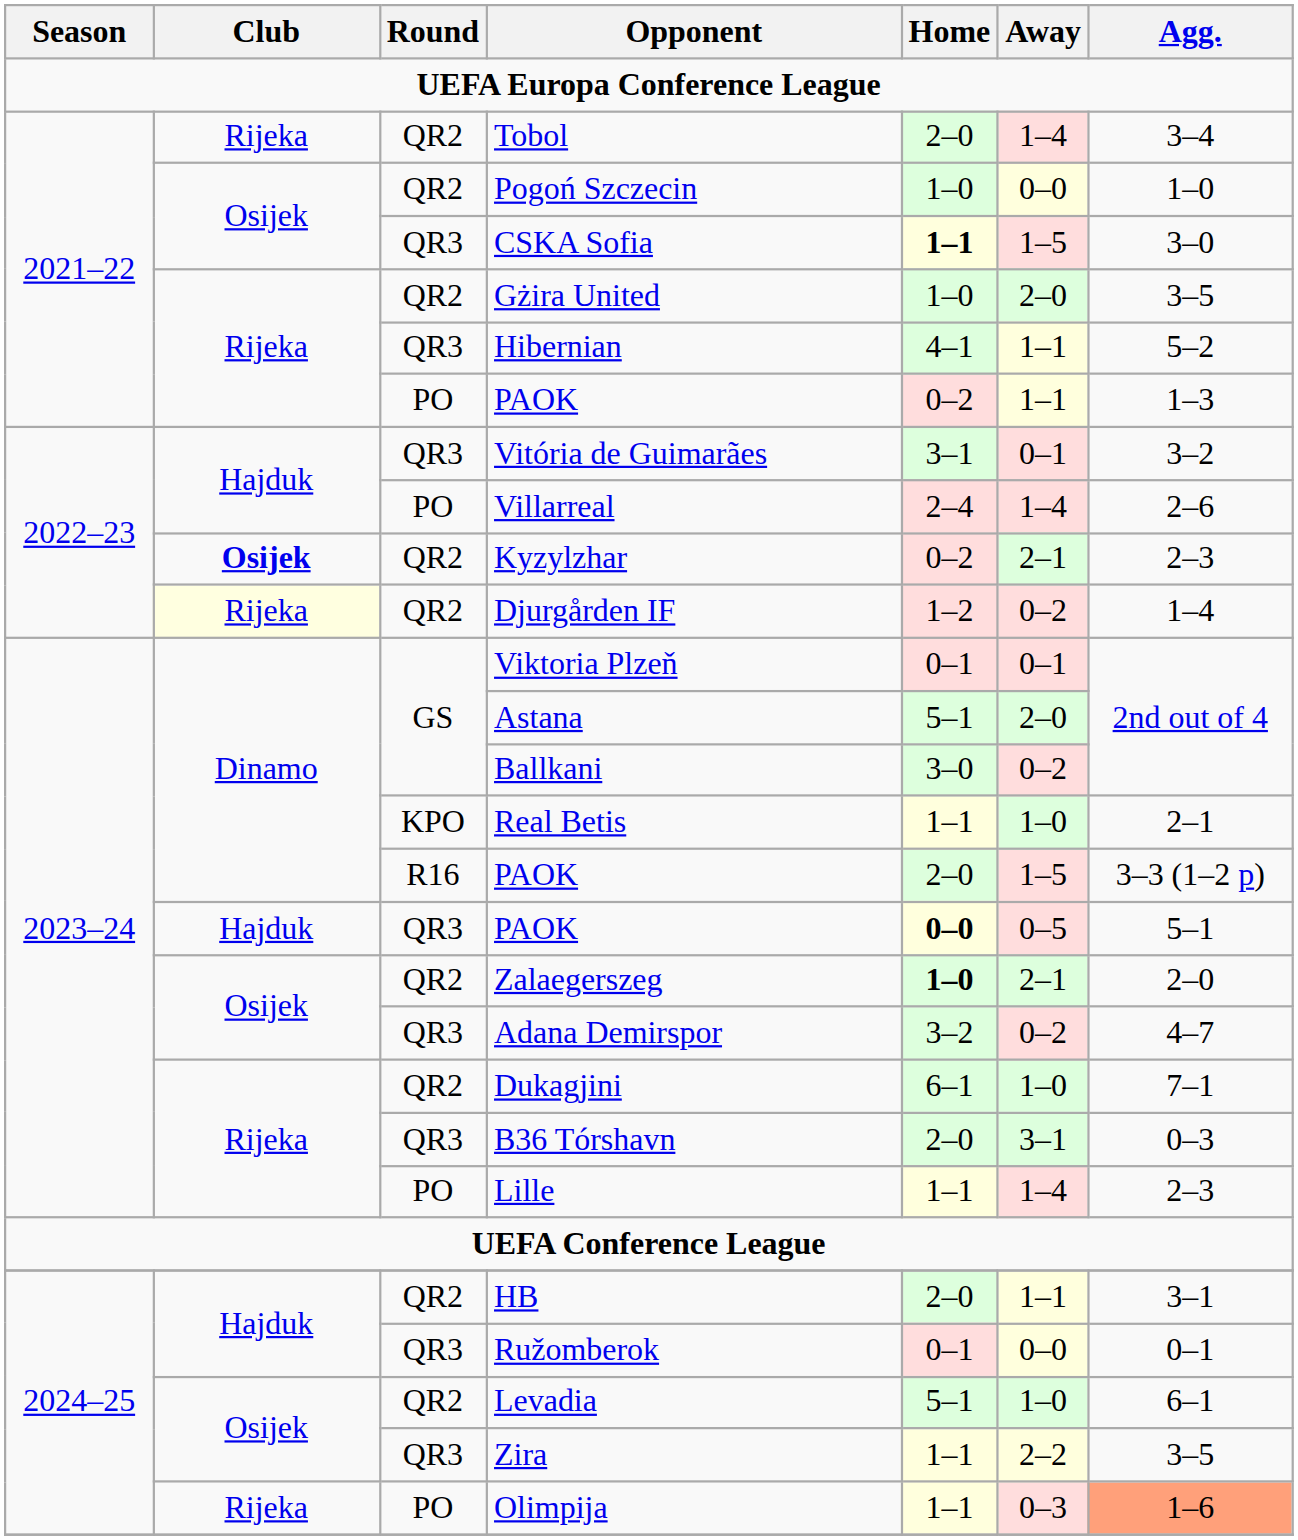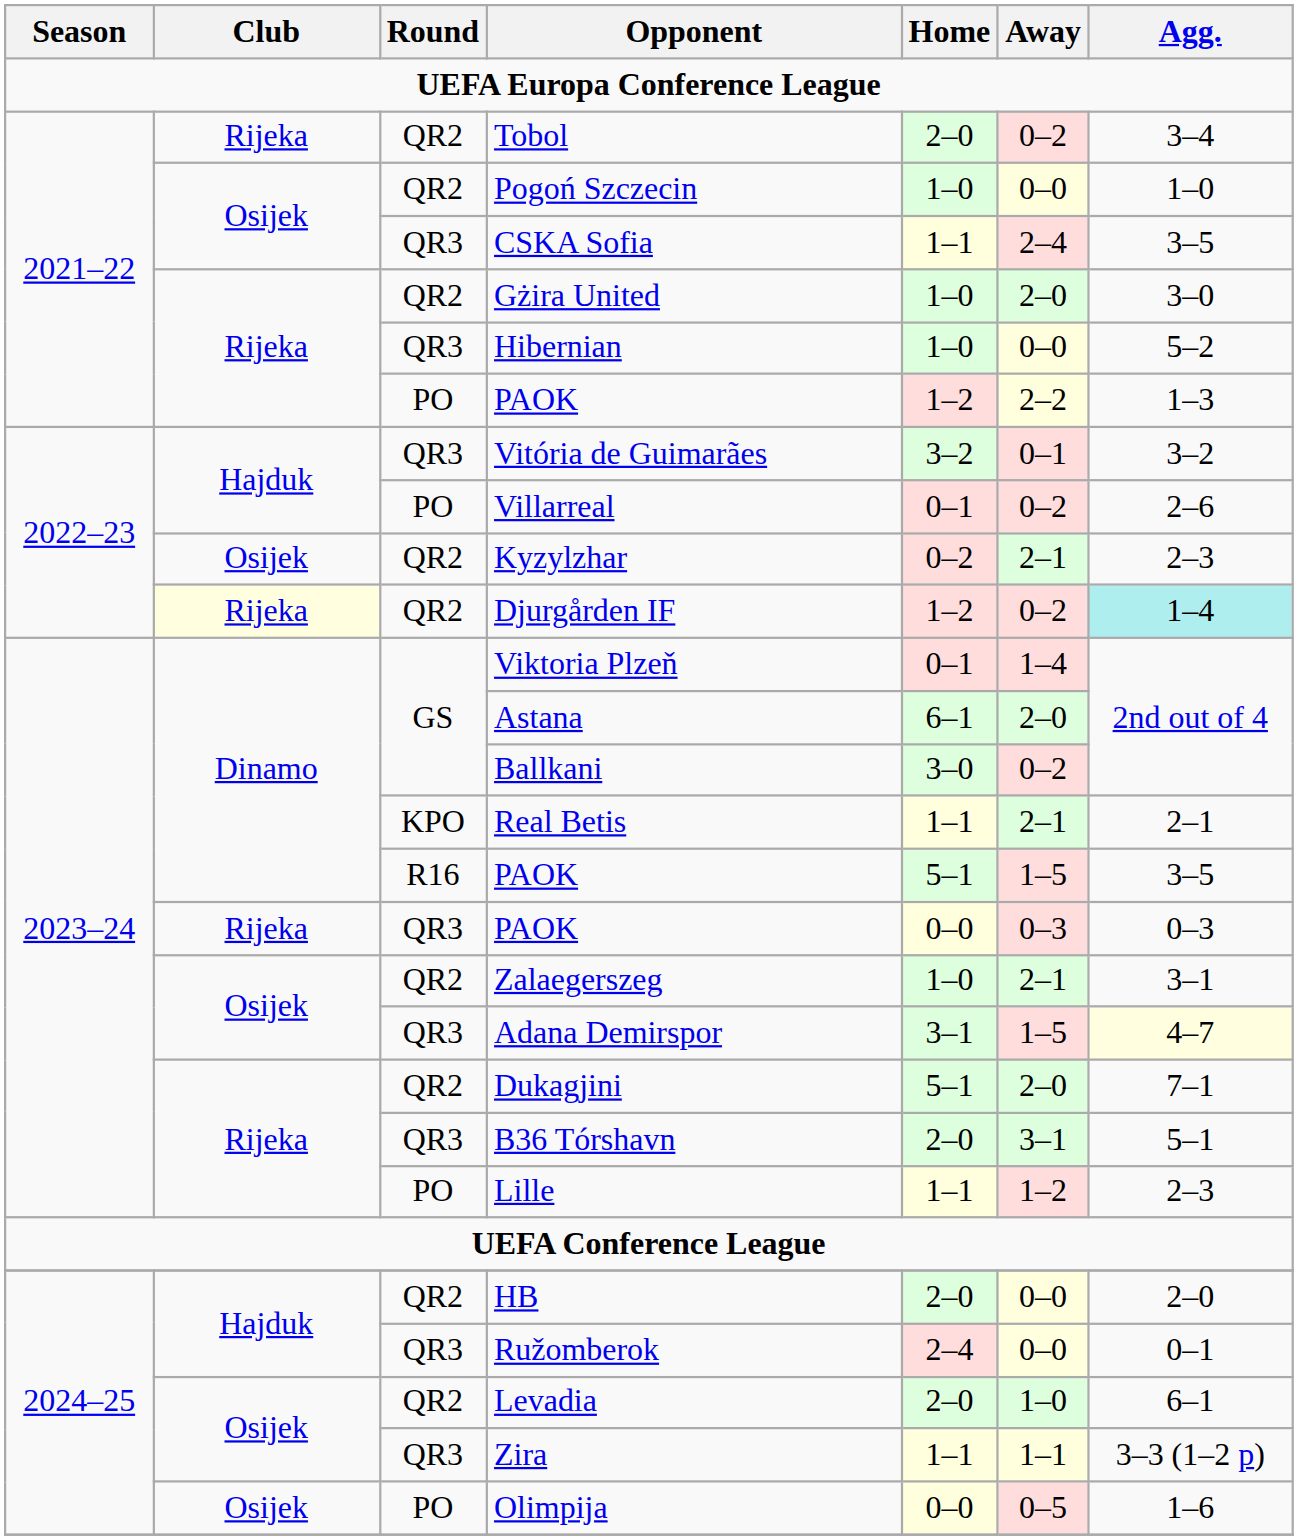(1043, 136) 1–4 -> (1043, 136) 0–2
(949, 242) bold -> (949, 242) normal
(1043, 242) 1–5 -> (1043, 242) 2–4
(1190, 242) 3–0 -> (1190, 242) 3–5
(1190, 294) 3–5 -> (1190, 294) 3–0
(949, 347) 4–1 -> (949, 347) 1–0
(1043, 347) 1–1 -> (1043, 347) 0–0
(949, 400) 0–2 -> (949, 400) 1–2
(1043, 400) 1–1 -> (1043, 400) 2–2
(949, 453) 3–1 -> (949, 453) 3–2
(949, 505) 2–4 -> (949, 505) 0–1
(1043, 505) 1–4 -> (1043, 505) 0–2
(266, 558) bold -> (266, 558) normal
(1190, 611) no background -> (1190, 611) paleturquoise background
(1043, 663) 0–1 -> (1043, 663) 1–4
(949, 716) 5–1 -> (949, 716) 6–1
(1043, 822) 1–0 -> (1043, 822) 2–1
(949, 874) 2–0 -> (949, 874) 5–1
(1190, 874) 3–3 (1–2 p) -> (1190, 874) 3–5
(266, 927) Hajduk -> (266, 927) Rijeka
(949, 927) bold -> (949, 927) normal
(1043, 927) 0–5 -> (1043, 927) 0–3
(1190, 927) 5–1 -> (1190, 927) 0–3
(949, 980) bold -> (949, 980) normal
(1190, 980) 2–0 -> (1190, 980) 3–1
(949, 1033) 3–2 -> (949, 1033) 3–1
(1043, 1033) 0–2 -> (1043, 1033) 1–5
(1190, 1033) no background -> (1190, 1033) lightyellow background
(949, 1085) 6–1 -> (949, 1085) 5–1
(1043, 1085) 1–0 -> (1043, 1085) 2–0
(1190, 1138) 0–3 -> (1190, 1138) 5–1
(1043, 1191) 1–4 -> (1043, 1191) 1–2
(1043, 1296) 1–1 -> (1043, 1296) 0–0
(1190, 1296) 3–1 -> (1190, 1296) 2–0
(949, 1349) 0–1 -> (949, 1349) 2–4
(949, 1402) 5–1 -> (949, 1402) 2–0
(1043, 1454) 2–2 -> (1043, 1454) 1–1
(1190, 1454) 3–5 -> (1190, 1454) 3–3 (1–2 p)
(266, 1507) Rijeka -> (266, 1507) Osijek
(949, 1507) 1–1 -> (949, 1507) 0–0
(1043, 1507) 0–3 -> (1043, 1507) 0–5
(1190, 1507) lightsalmon background -> (1190, 1507) no background
